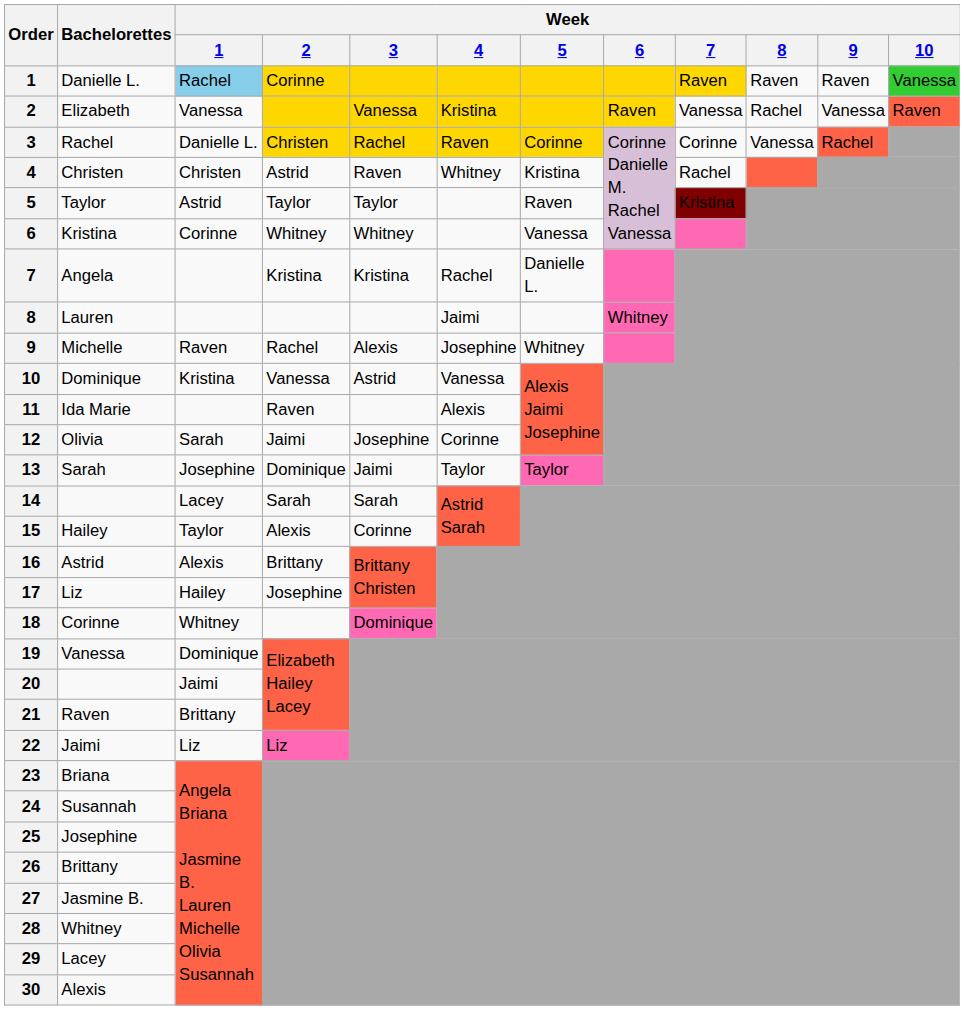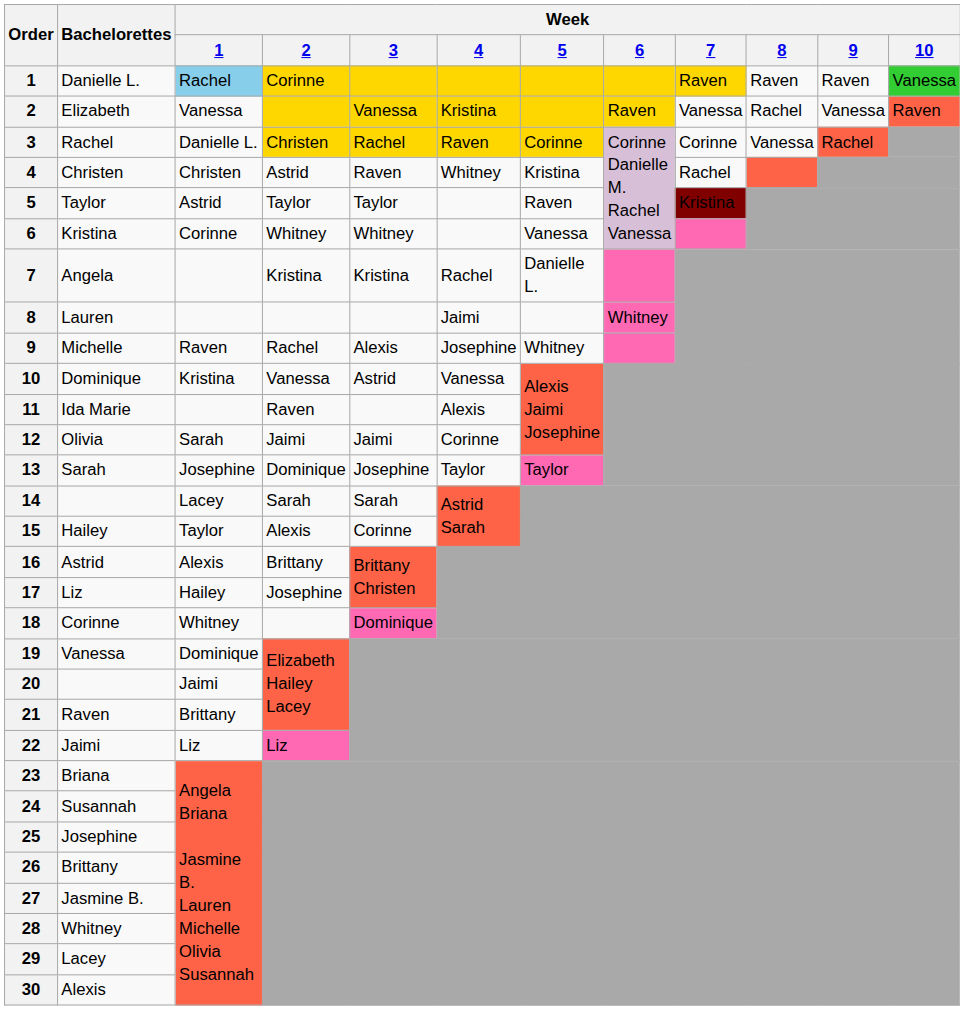(391, 439) Josephine -> (373, 439) Jaimi
(373, 470) Jaimi -> (391, 470) Josephine
